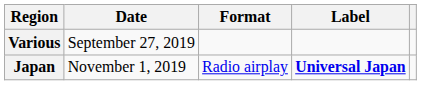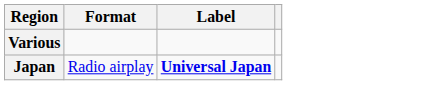- column: (131, 17)
